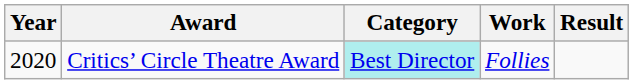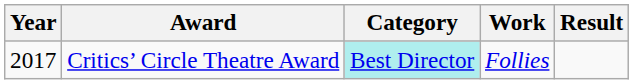(33, 59) 2020 -> (33, 59) 2017
